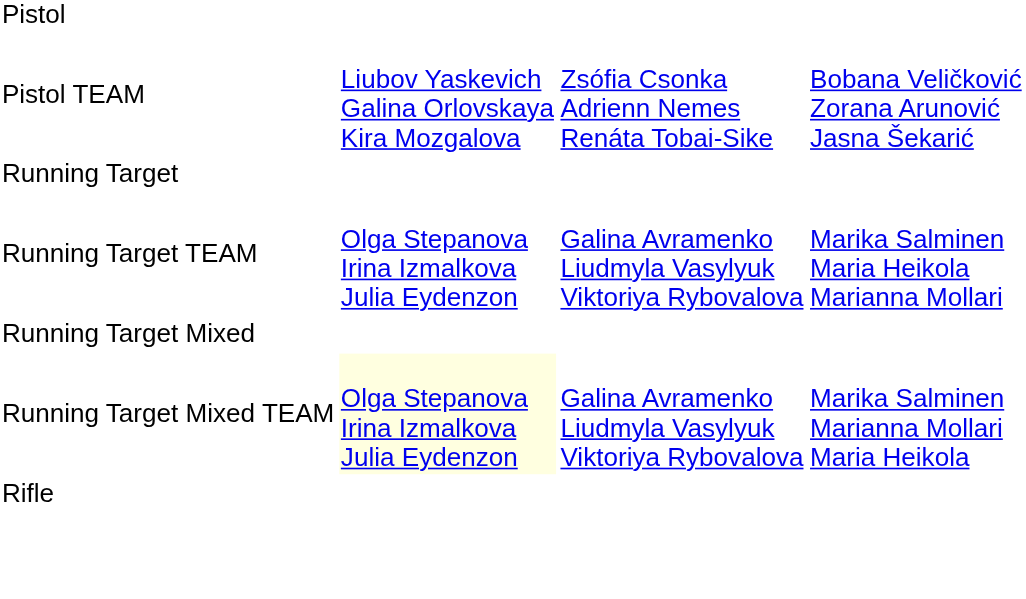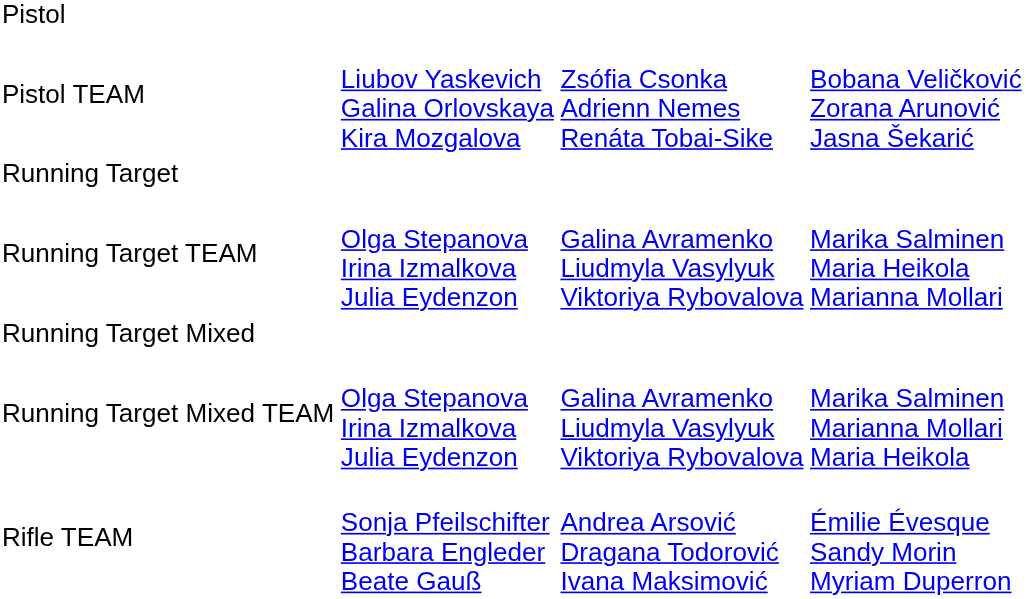(434, 428) lightyellow background -> (434, 428) no background
- row: (28, 493)
+ row: (68, 537)
